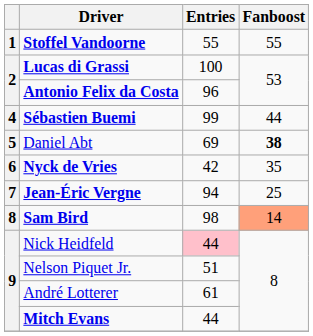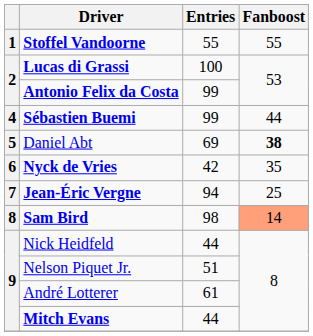(211, 92) 96 -> (211, 92) 99
(211, 243) pink background -> (211, 243) no background
